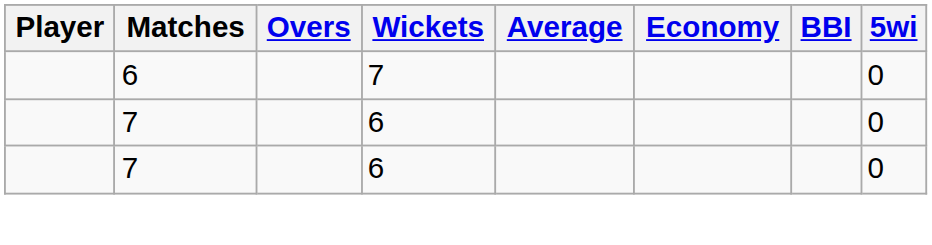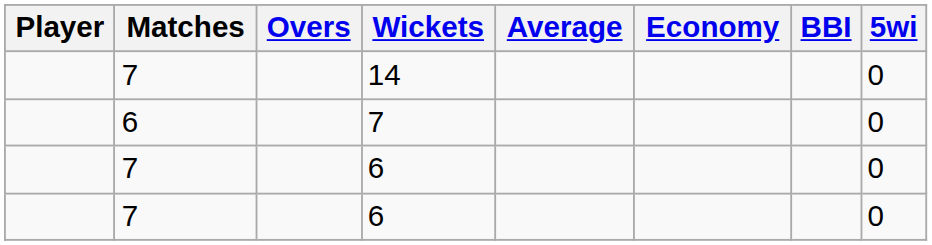+ row: (130, 74)
